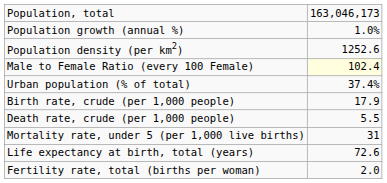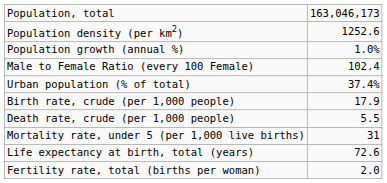rows swapped: (95, 49) <-> (96, 30)
(364, 67) lightyellow background -> (364, 67) no background
